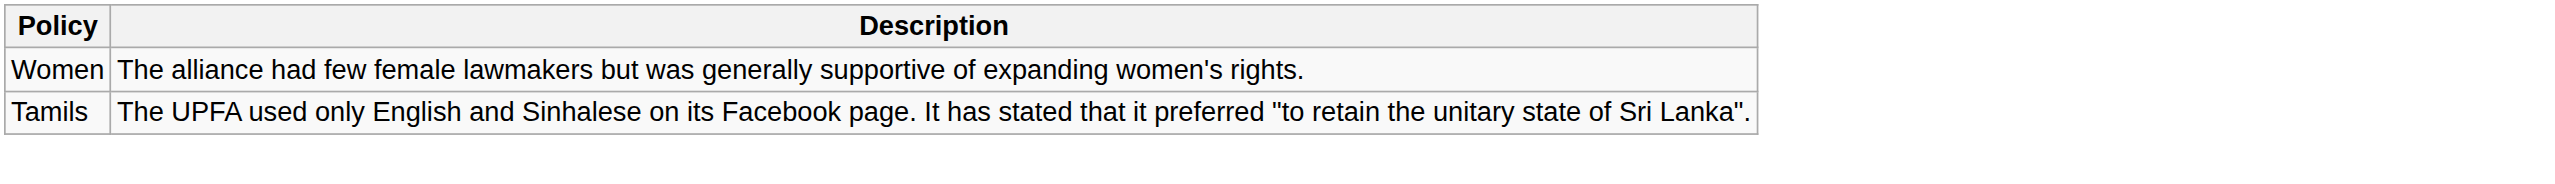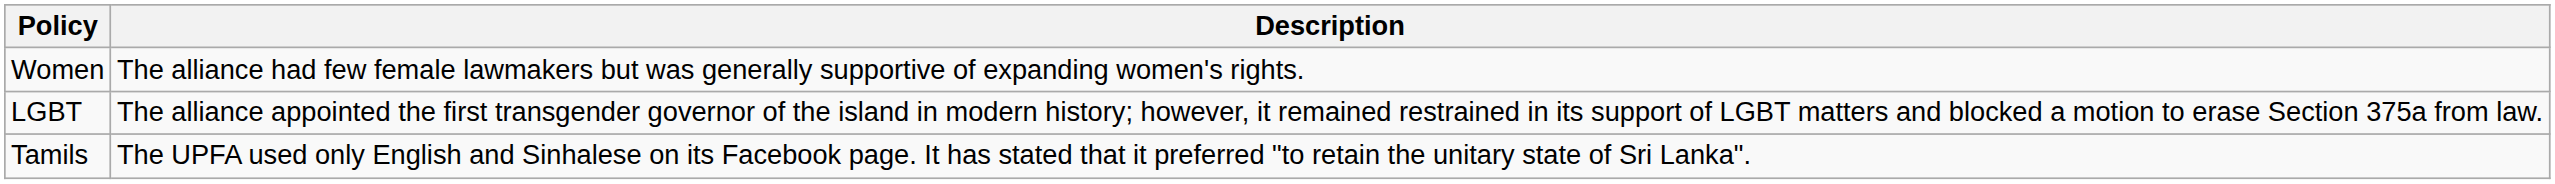+ row: (47, 112)
